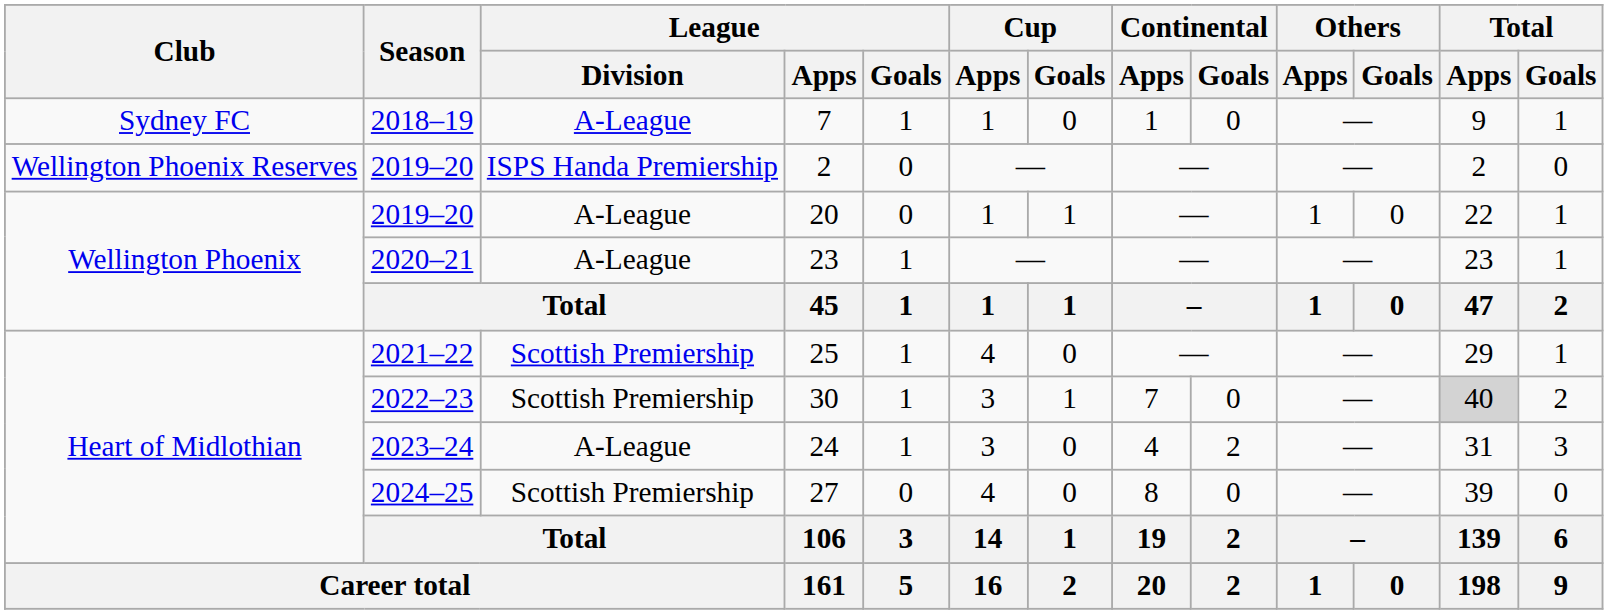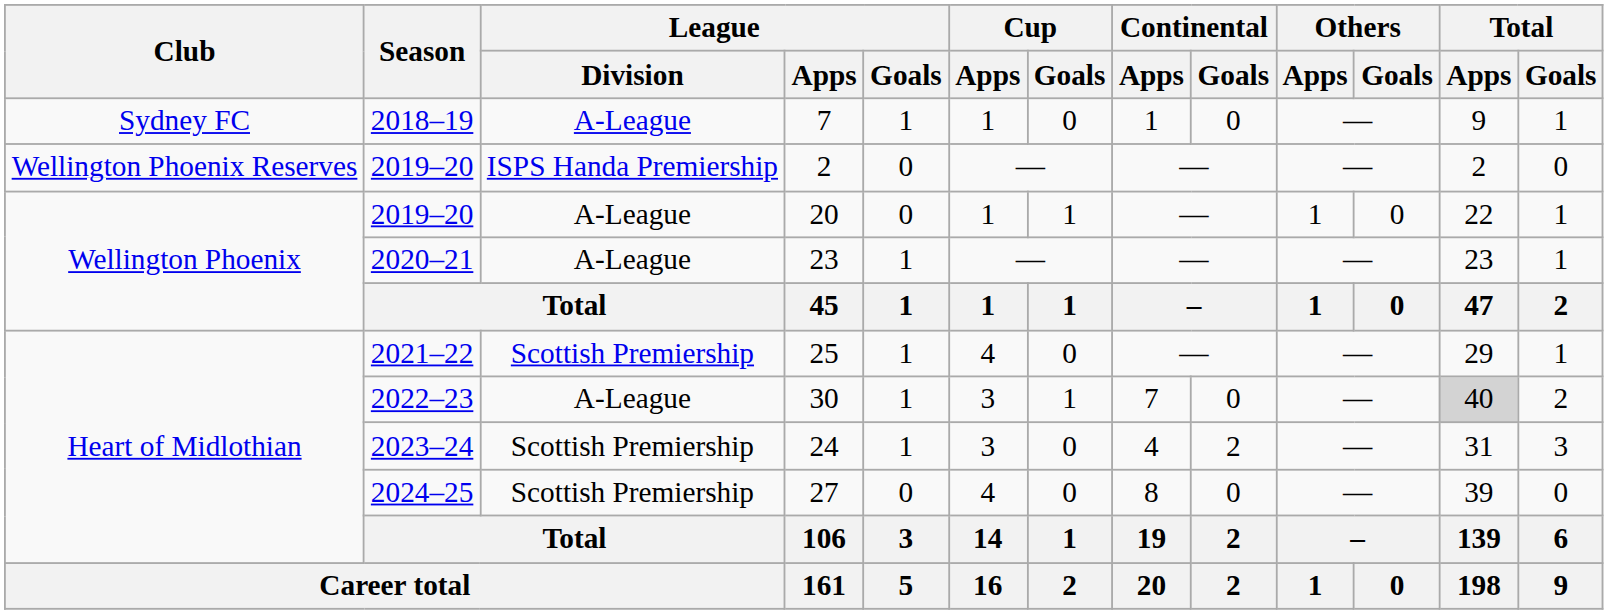(632, 399) Scottish Premiership -> (632, 399) A-League
(632, 445) A-League -> (632, 445) Scottish Premiership
